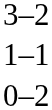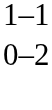- row: (26, 14)
